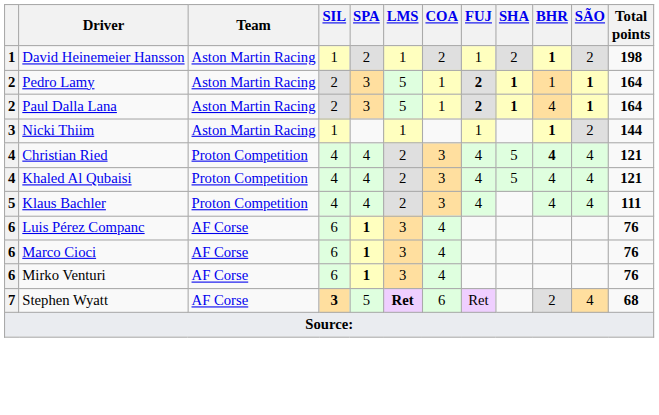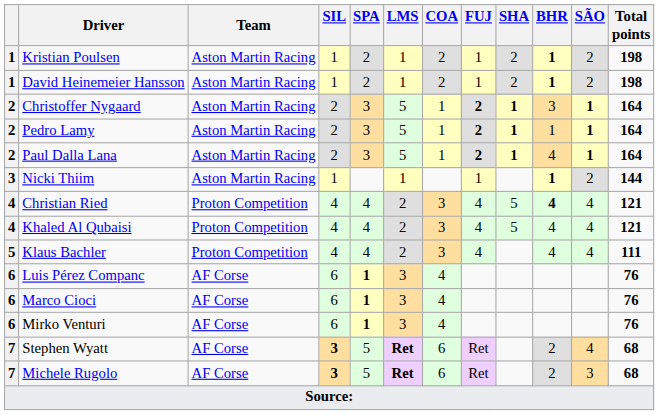+ row: (71, 57)
+ row: (81, 106)
+ row: (70, 372)
